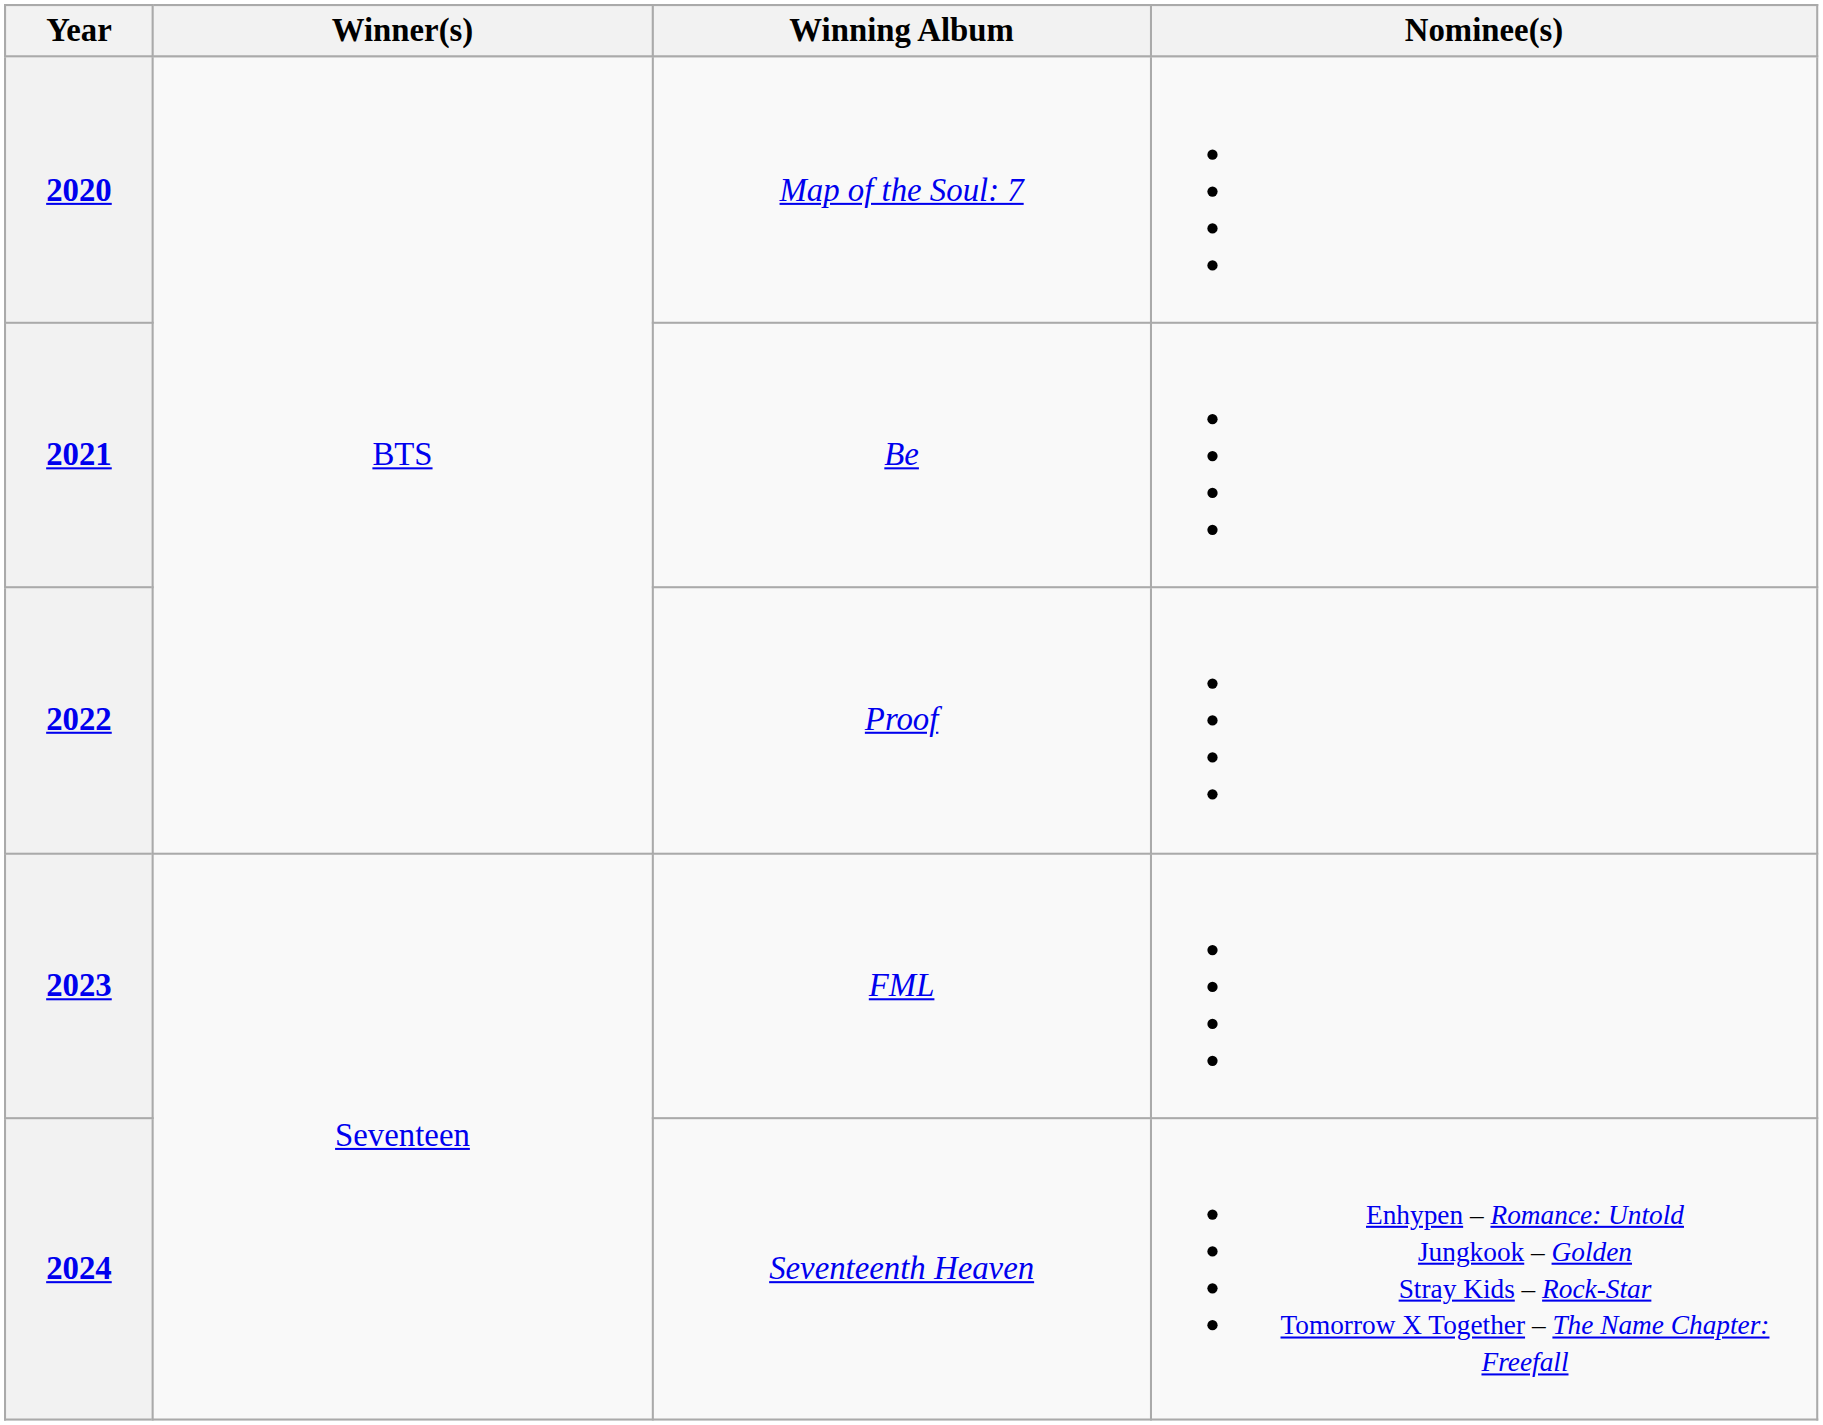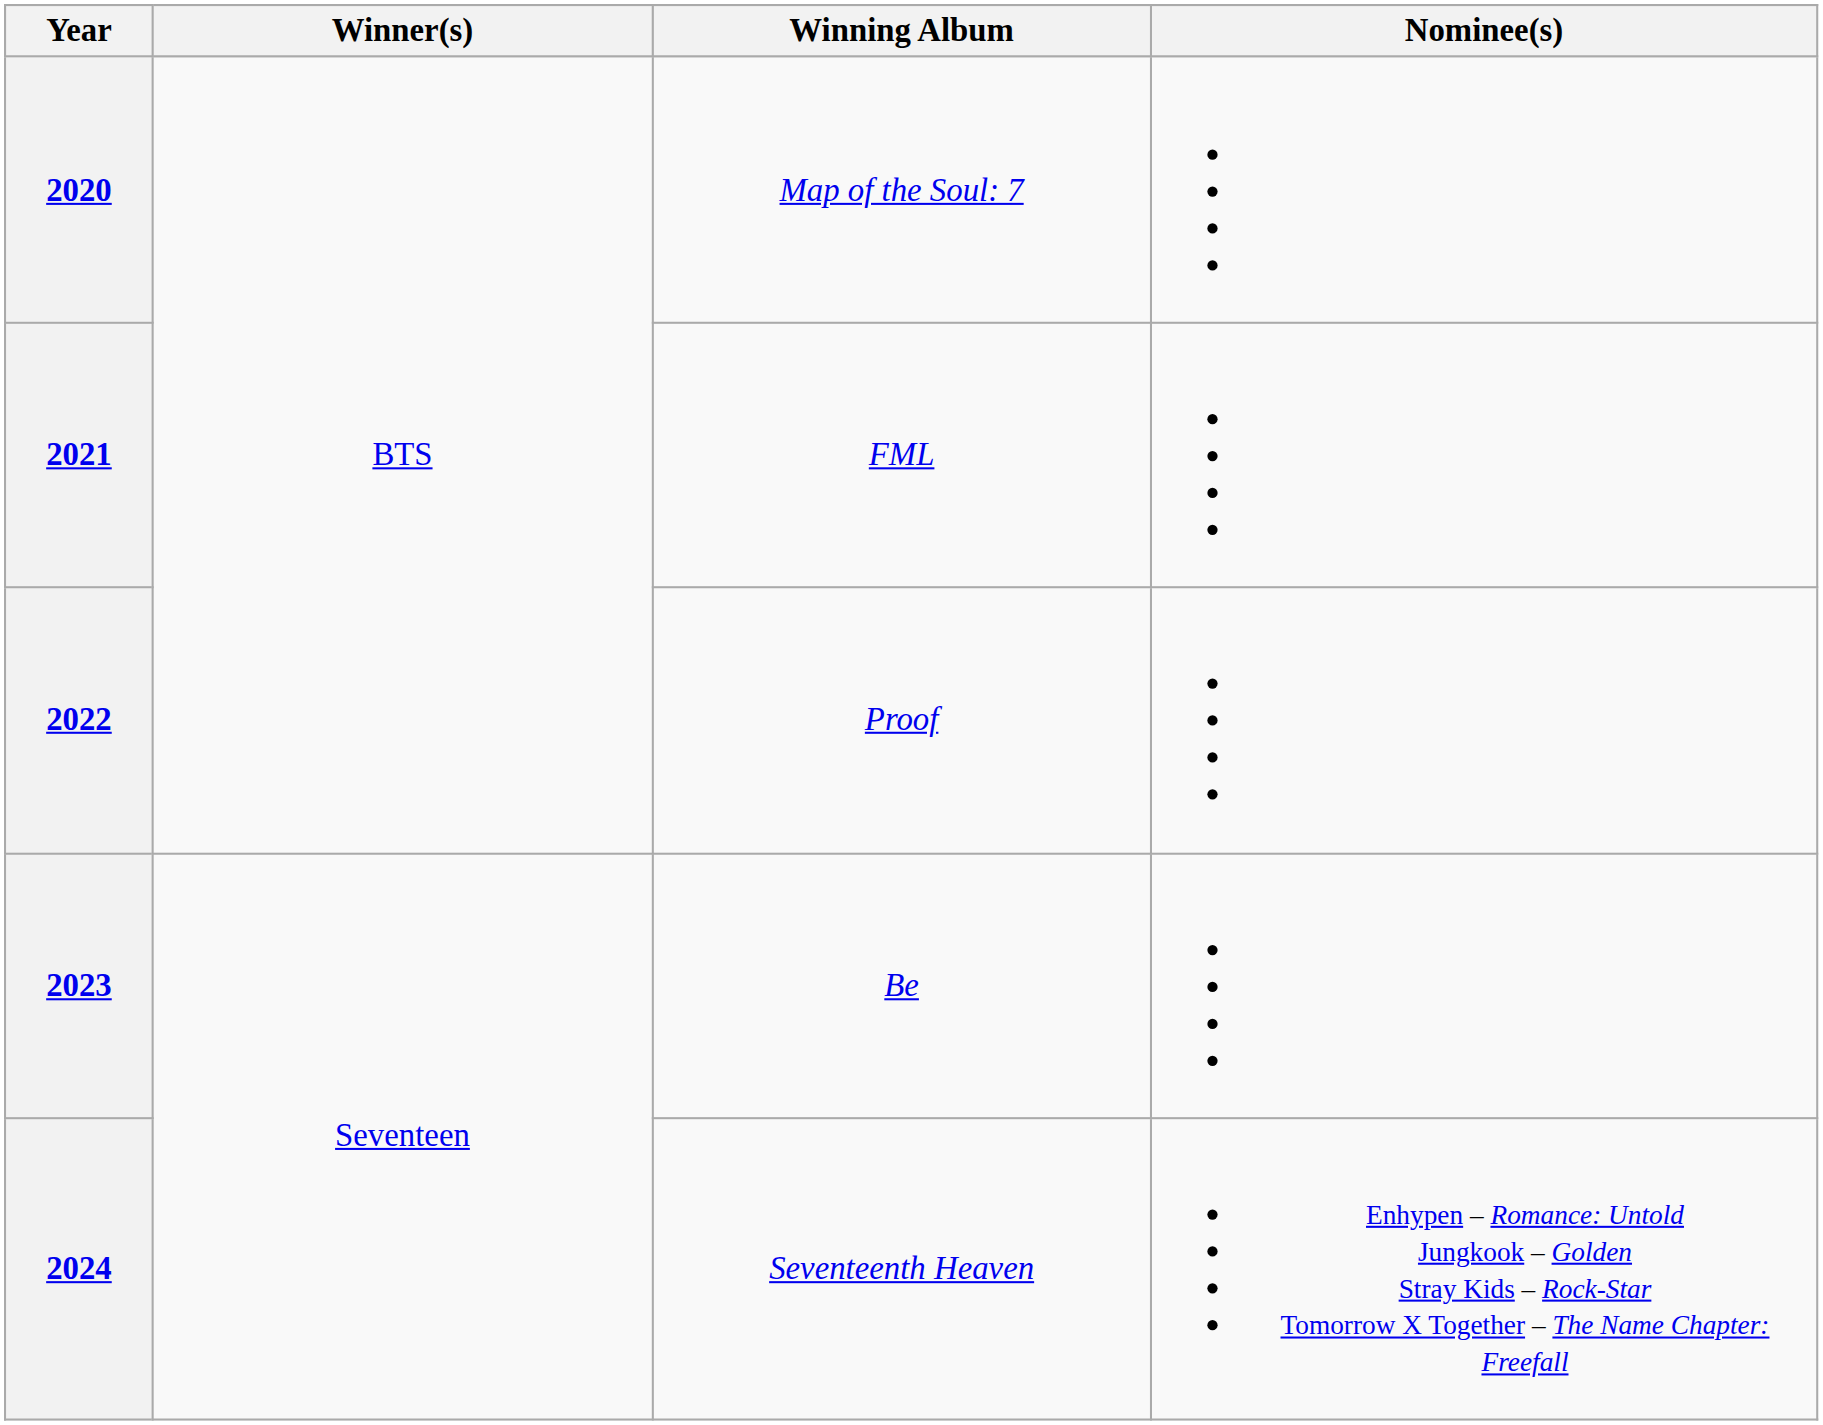(902, 454) Be -> (902, 454) FML
(902, 984) FML -> (902, 984) Be
